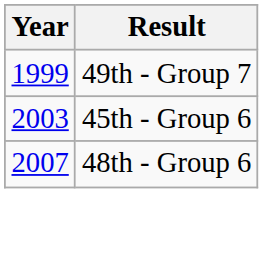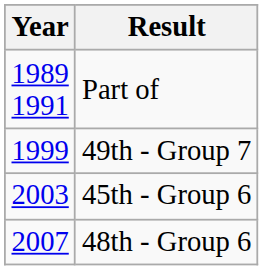+ row: (121, 88)
